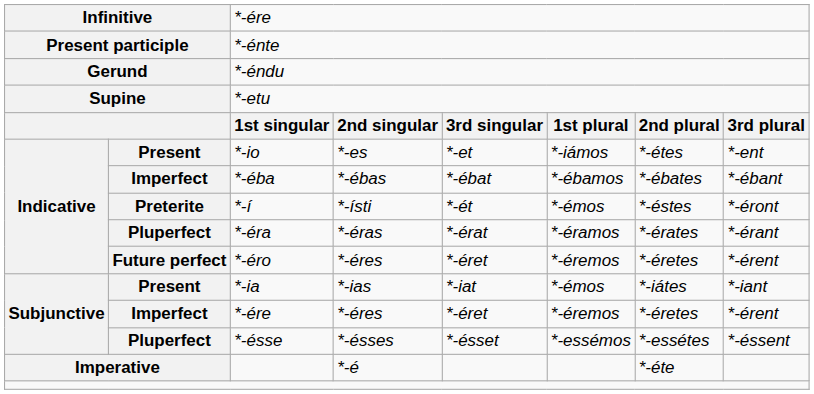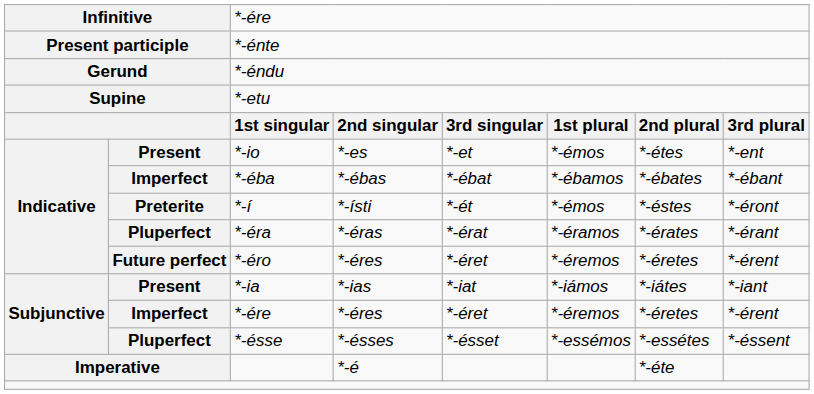(580, 152) *-iámos -> (578, 152) *-émos
(578, 286) *-émos -> (580, 286) *-iámos
